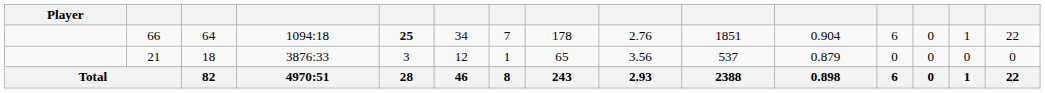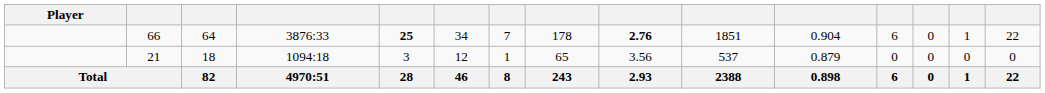(308, 35) 1094:18 -> (308, 35) 3876:33
(640, 35) normal -> (640, 35) bold
(308, 56) 3876:33 -> (308, 56) 1094:18
